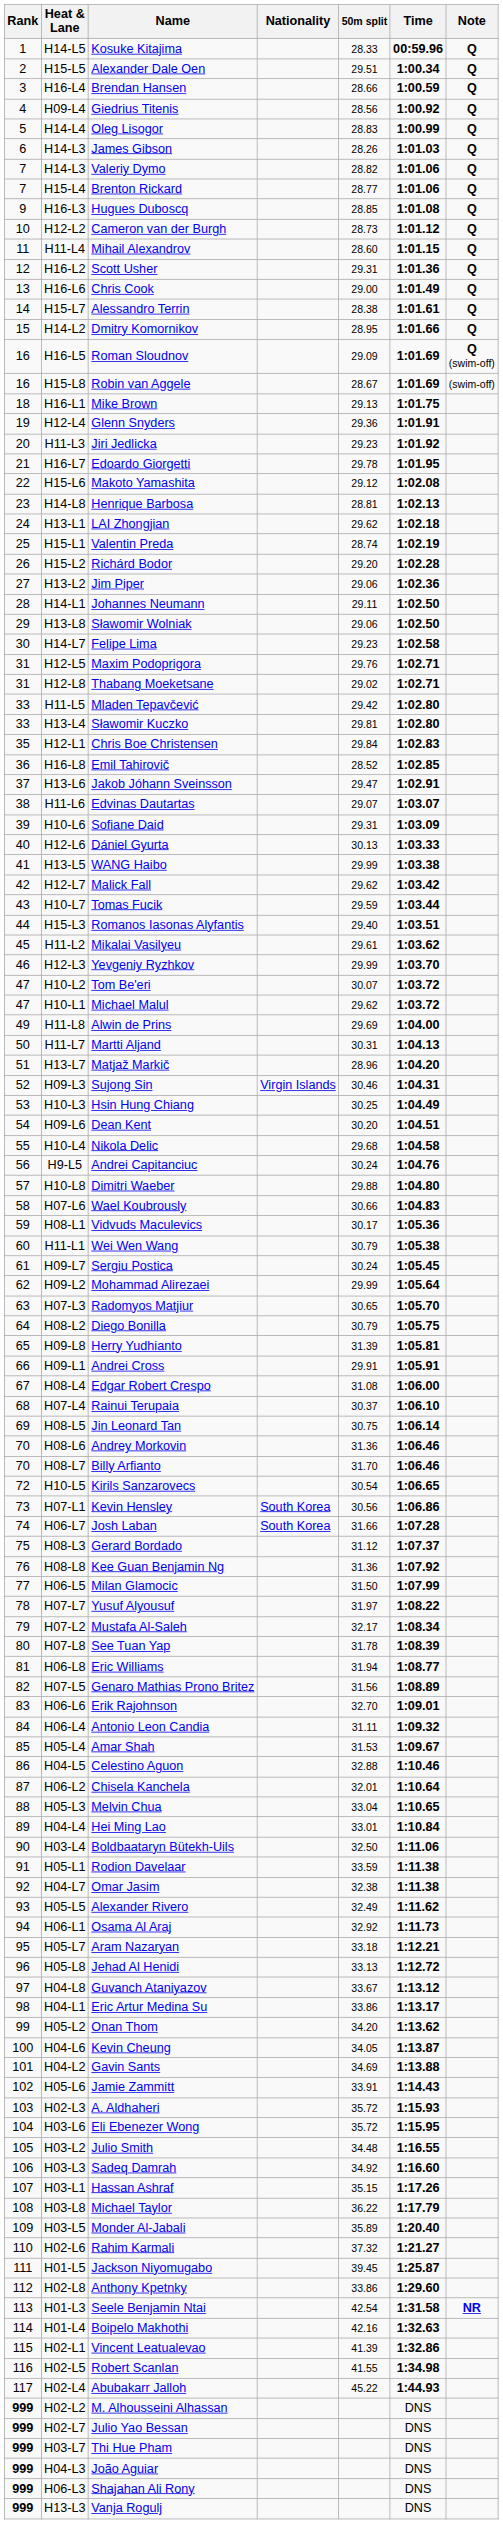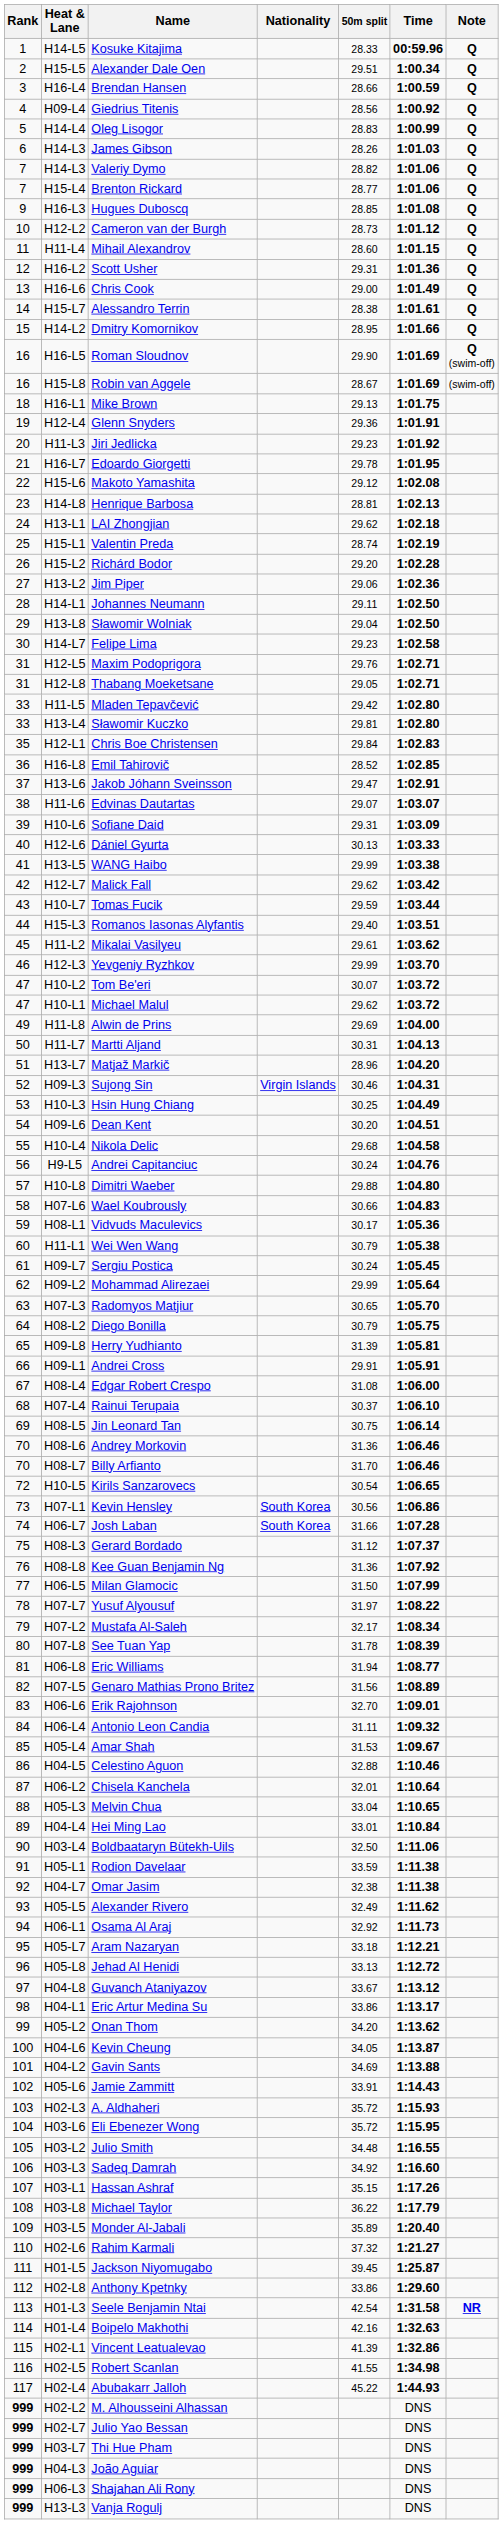(364, 357) 29.09 -> (364, 357) 29.90
(364, 625) 29.06 -> (364, 625) 29.04
(364, 685) 29.02 -> (364, 685) 29.05
